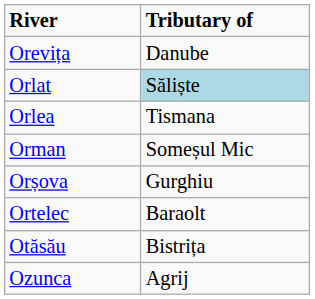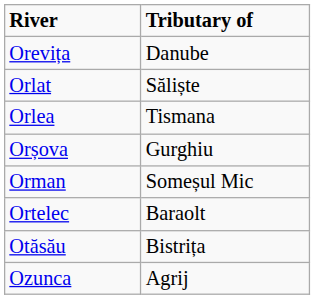(173, 85) lightblue background -> (173, 85) no background
rows swapped: (38, 149) <-> (39, 181)
